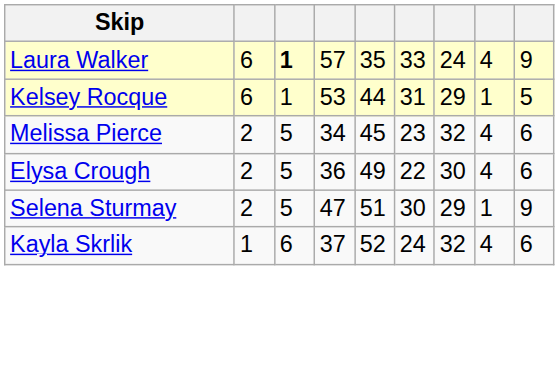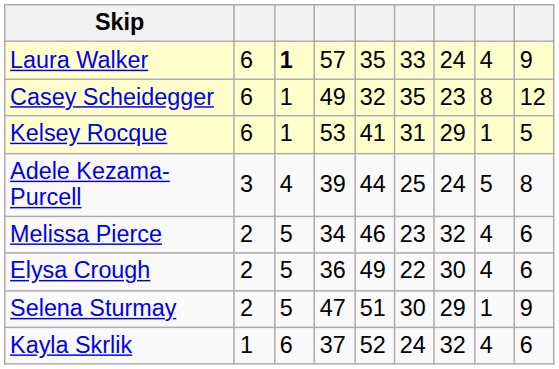+ row: (112, 97)
(373, 97) 44 -> (373, 134) 41
+ row: (90, 184)
(373, 134) 45 -> (373, 234) 46
